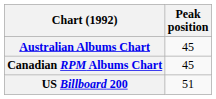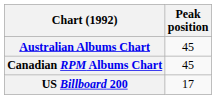(188, 84) 51 -> (188, 84) 17
